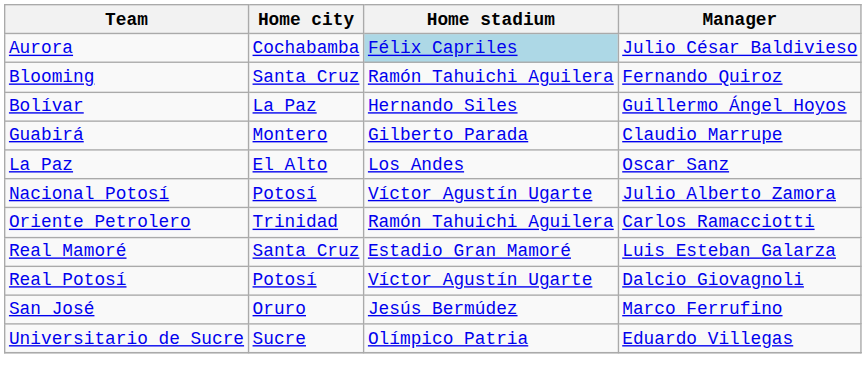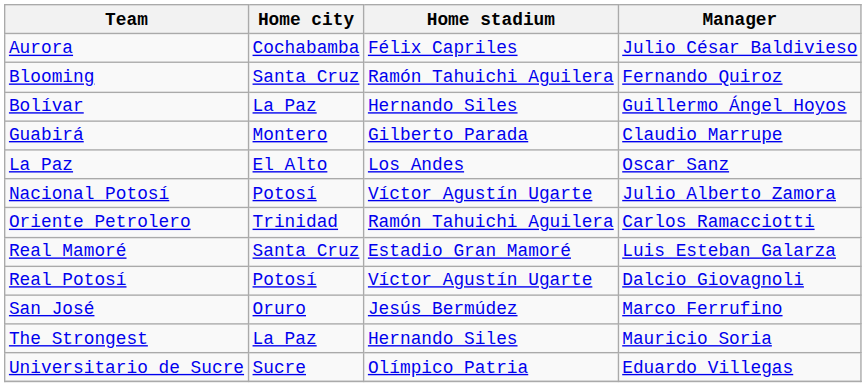(443, 48) lightblue background -> (443, 48) no background
+ row: (78, 338)
